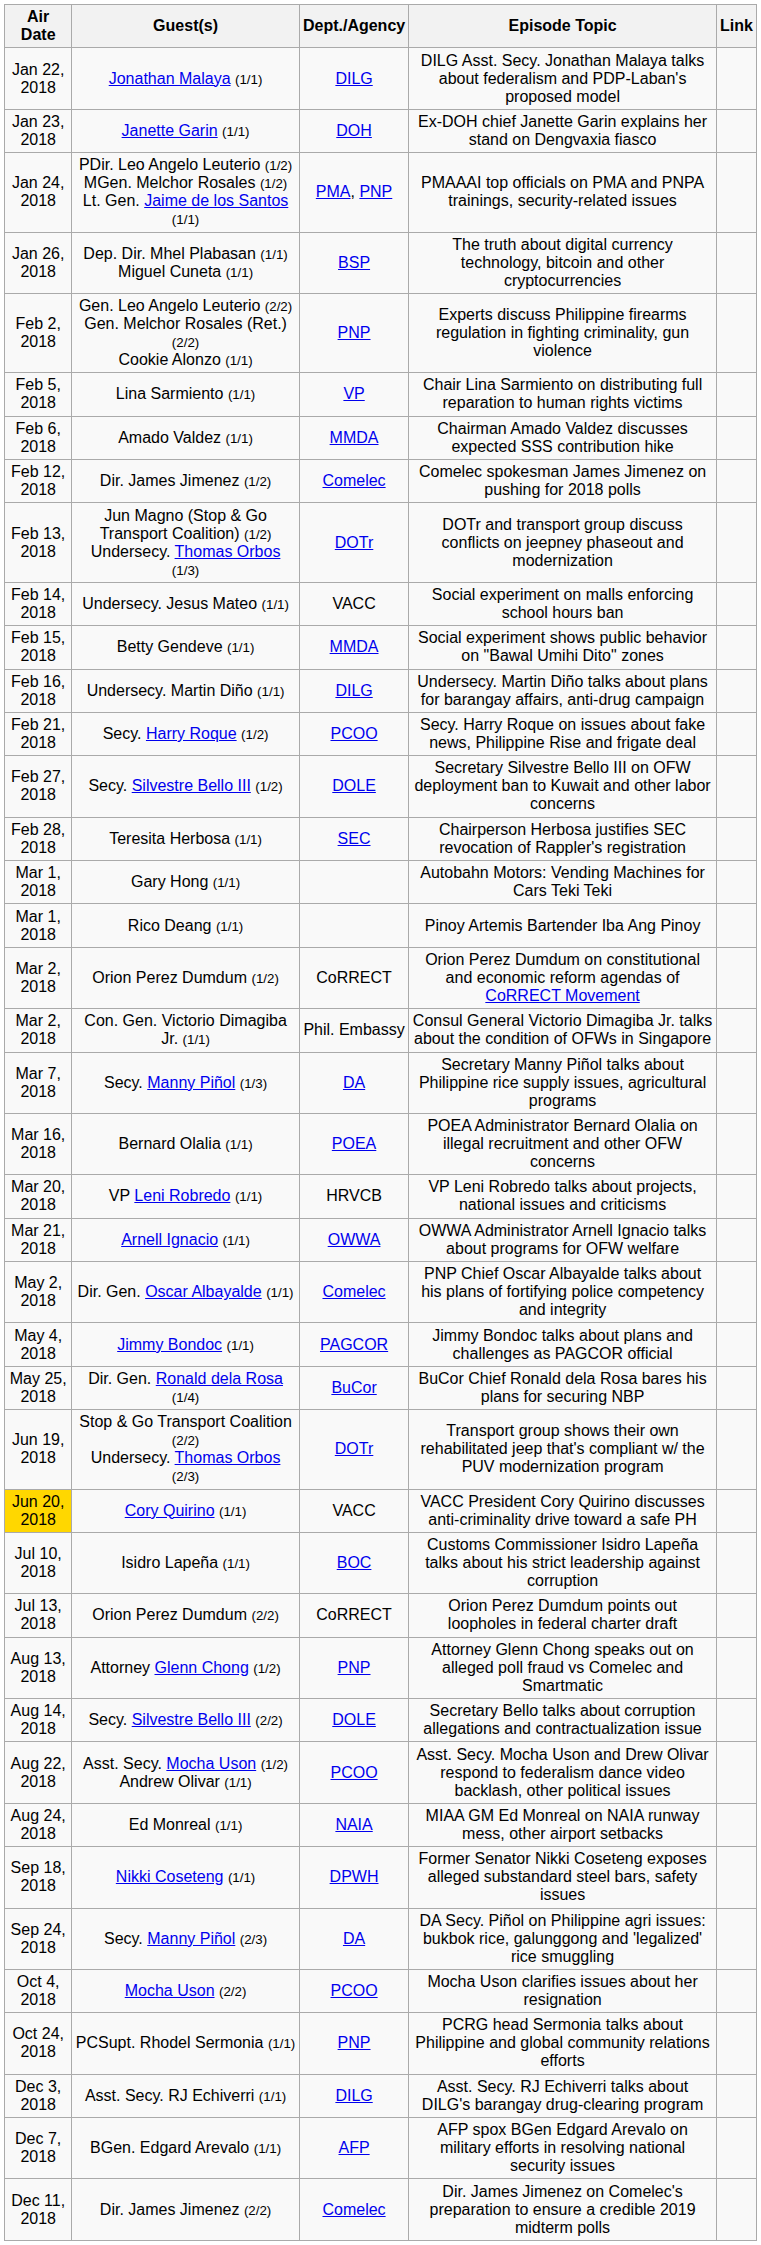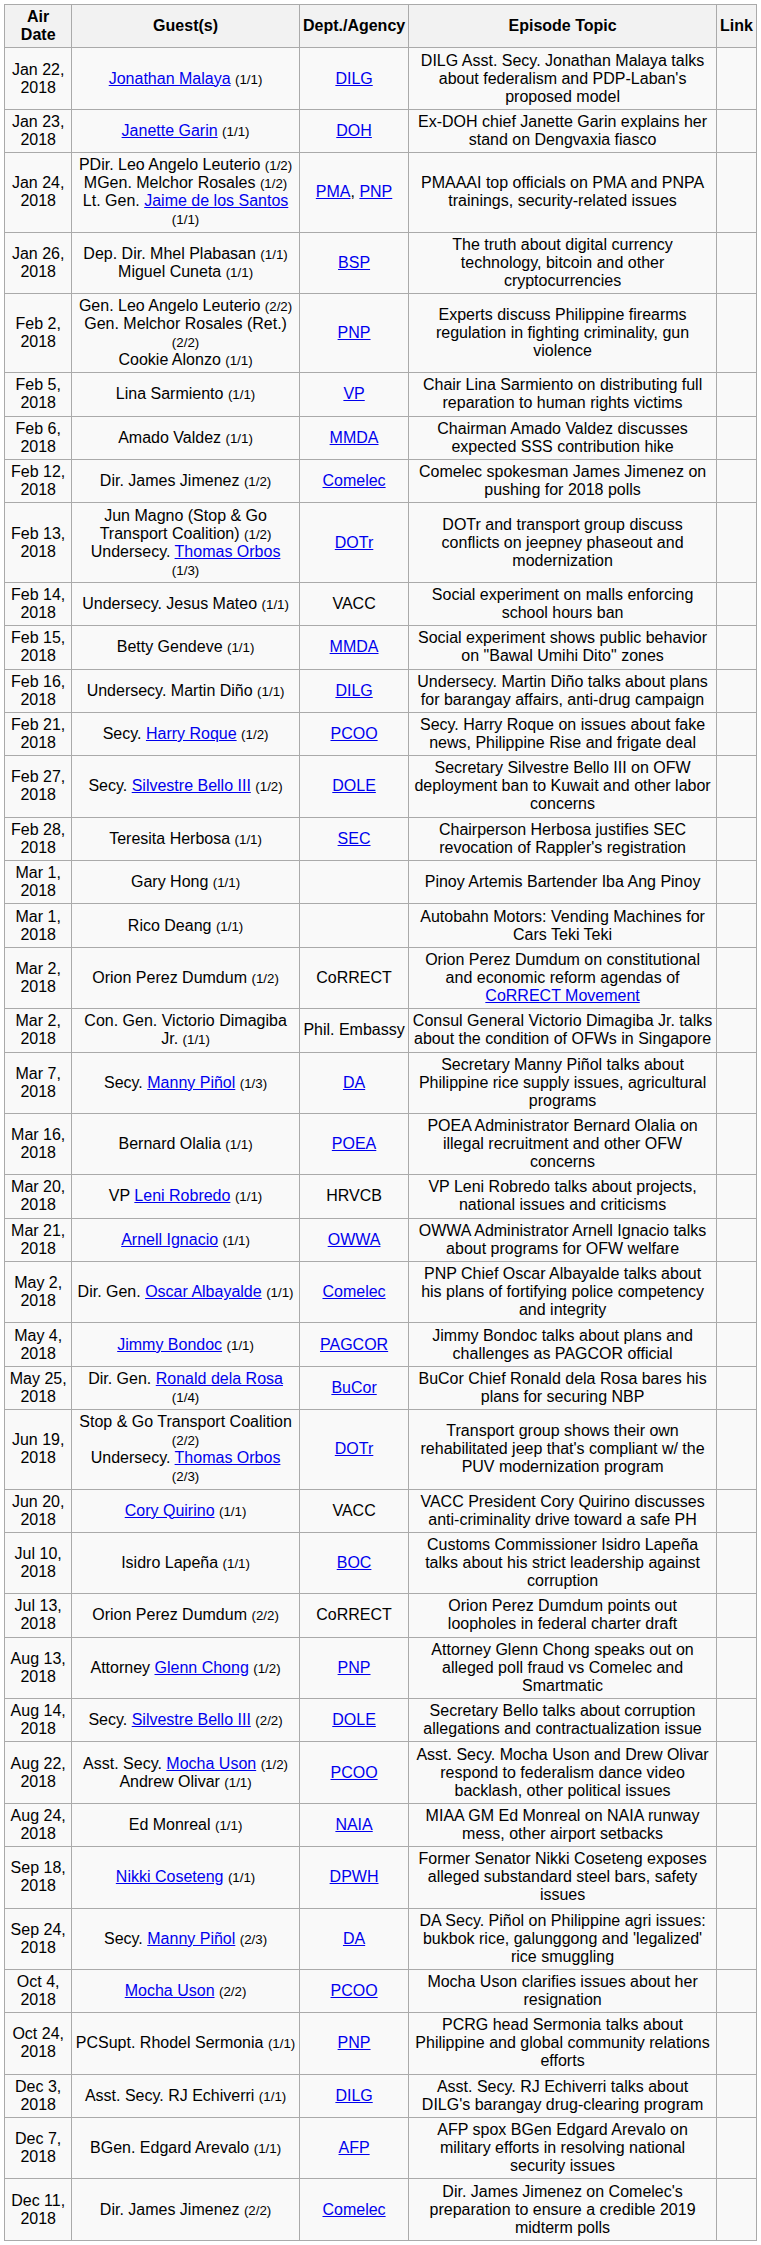(563, 882) Autobahn Motors: Vending Machines for Cars Teki Teki -> (563, 882) Pinoy Artemis Bartender Iba Ang Pinoy
(563, 925) Pinoy Artemis Bartender Iba Ang Pinoy -> (563, 925) Autobahn Motors: Vending Machines for Cars Teki Teki
(38, 1510) gold background -> (38, 1510) no background
